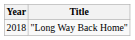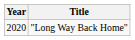(16, 27) 2018 -> (16, 27) 2020
